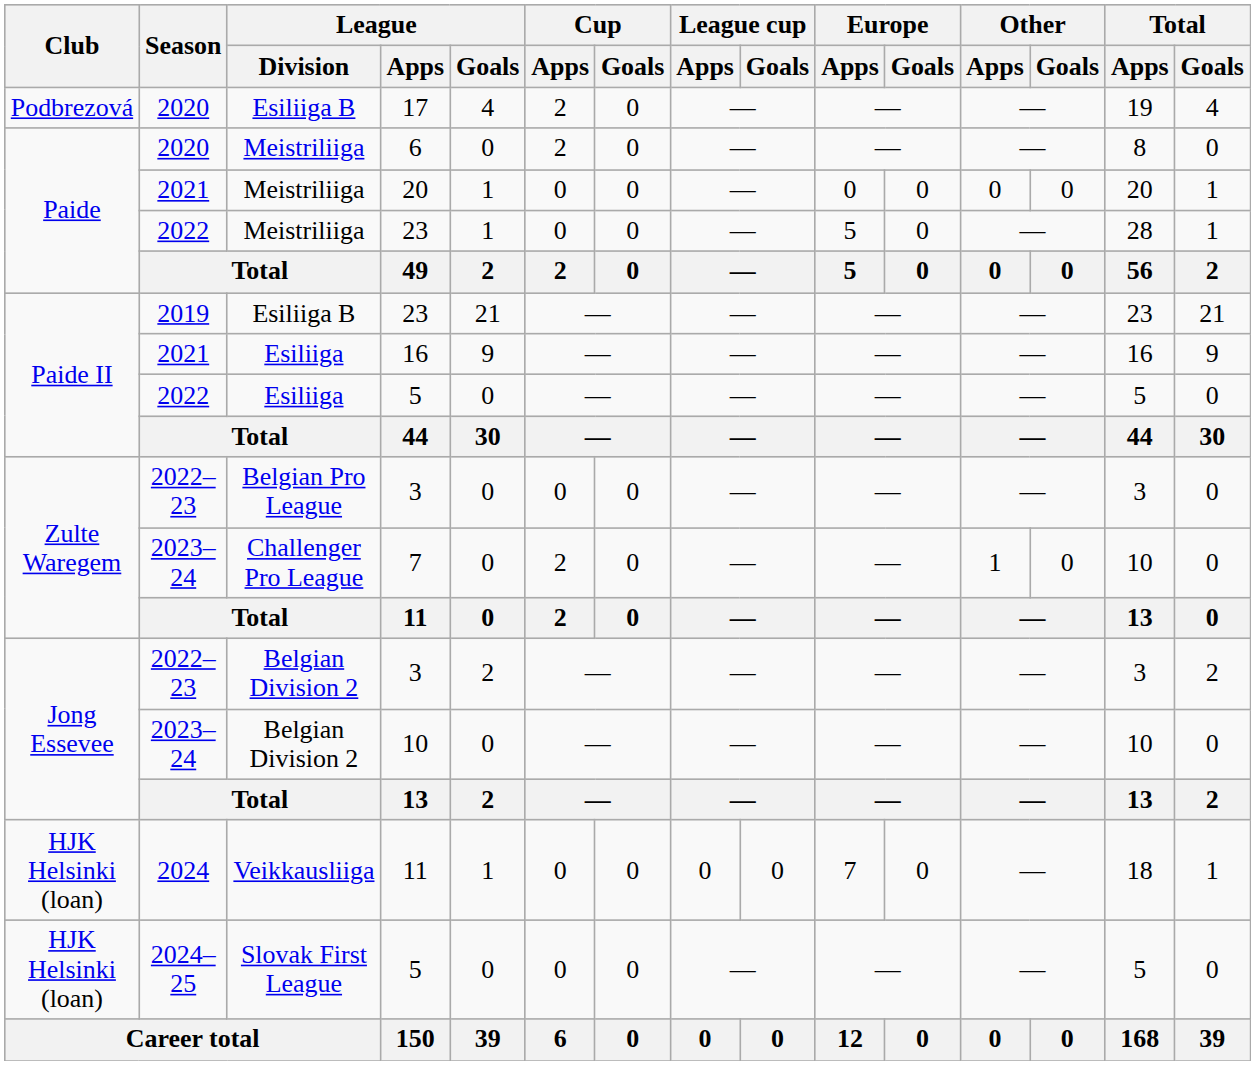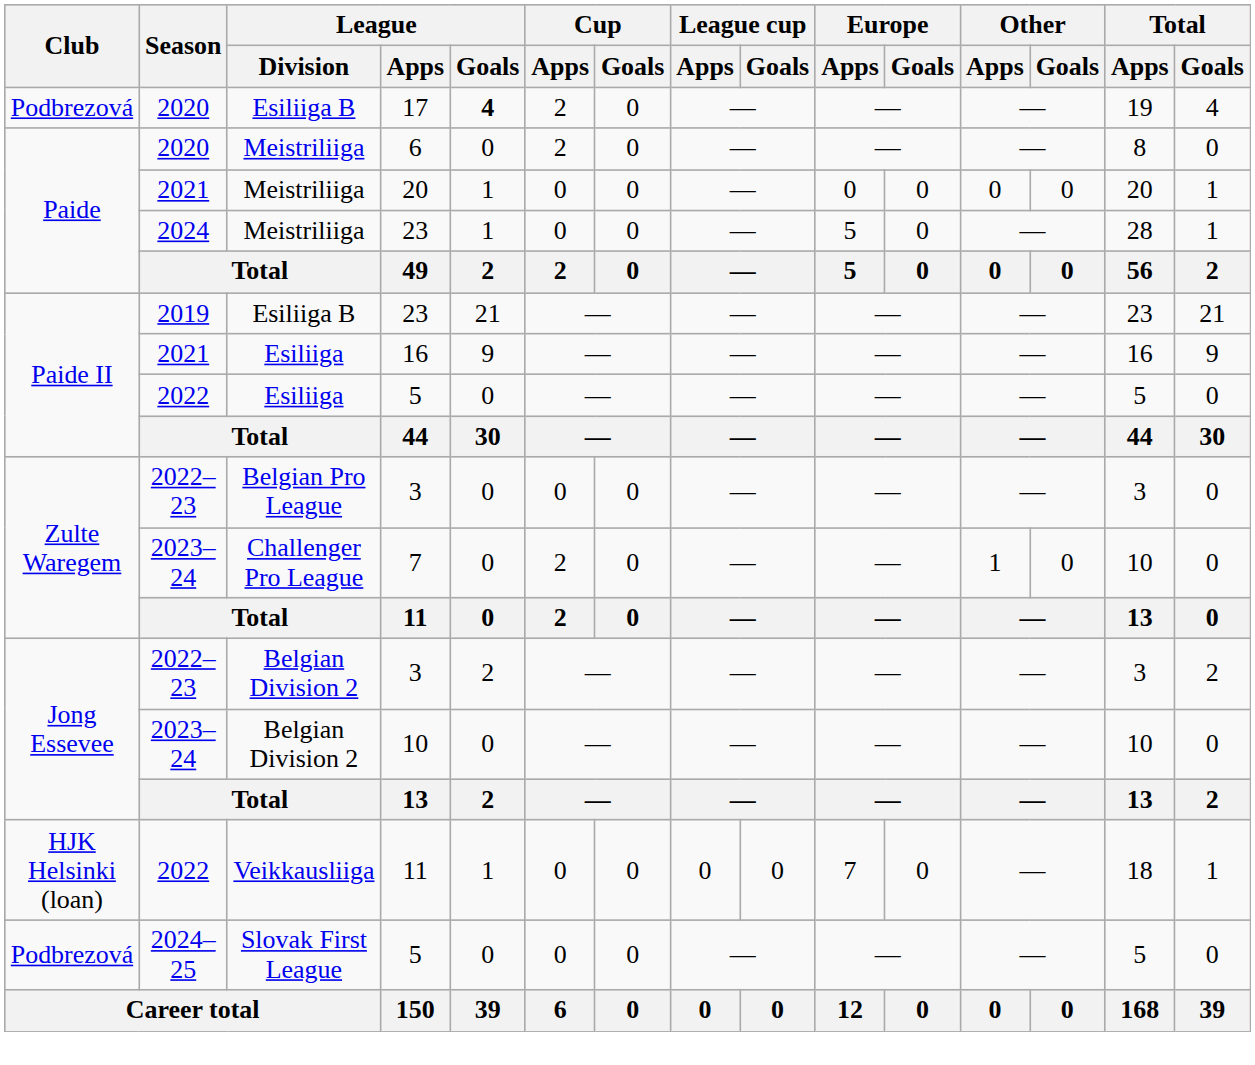(488, 107) normal -> (488, 107) bold
(183, 230) 2022 -> (183, 230) 2024
(183, 869) 2024 -> (183, 869) 2022
(72, 969) HJK Helsinki (loan) -> (72, 954) Podbrezová
